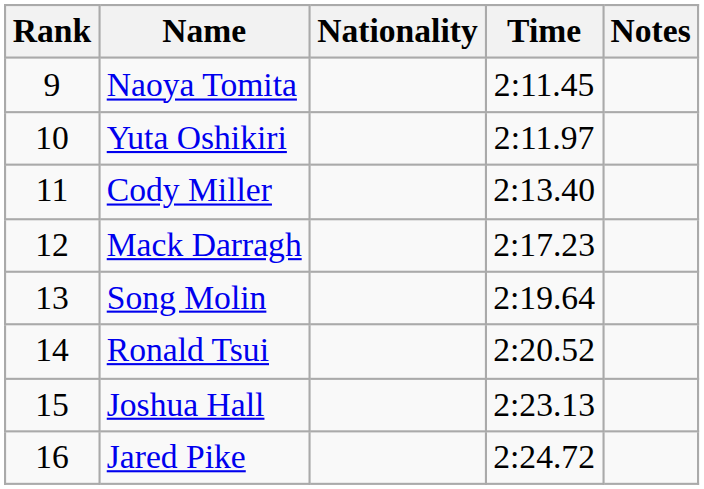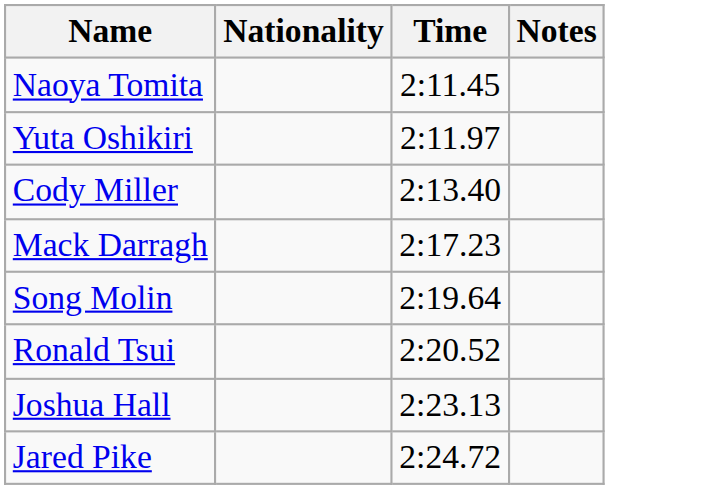- column: (52, 31)
